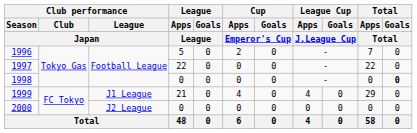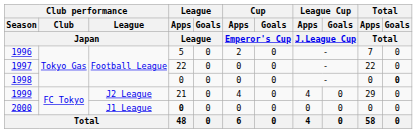(129, 94) J1 League -> (129, 94) J2 League
(129, 108) J2 League -> (129, 108) J1 League
(181, 108) normal -> (181, 108) bold
